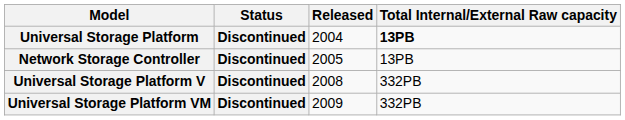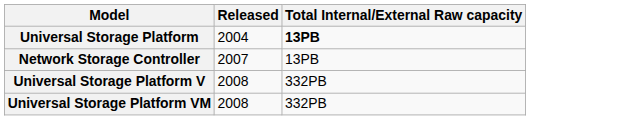- column: (262, 15)
(328, 59) 2005 -> (233, 59) 2007
(328, 103) 2009 -> (233, 103) 2008
